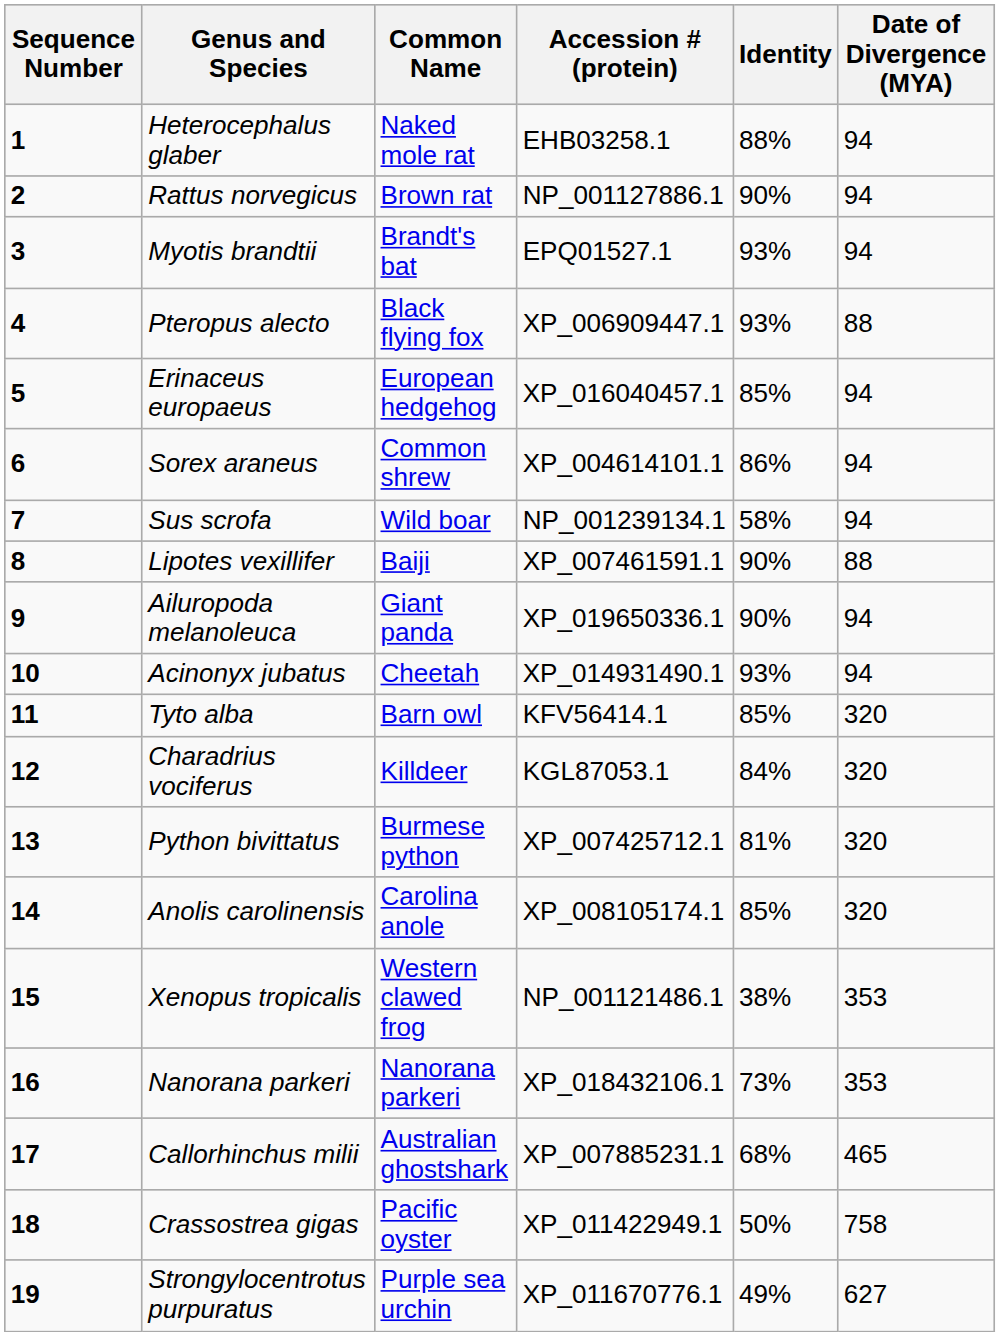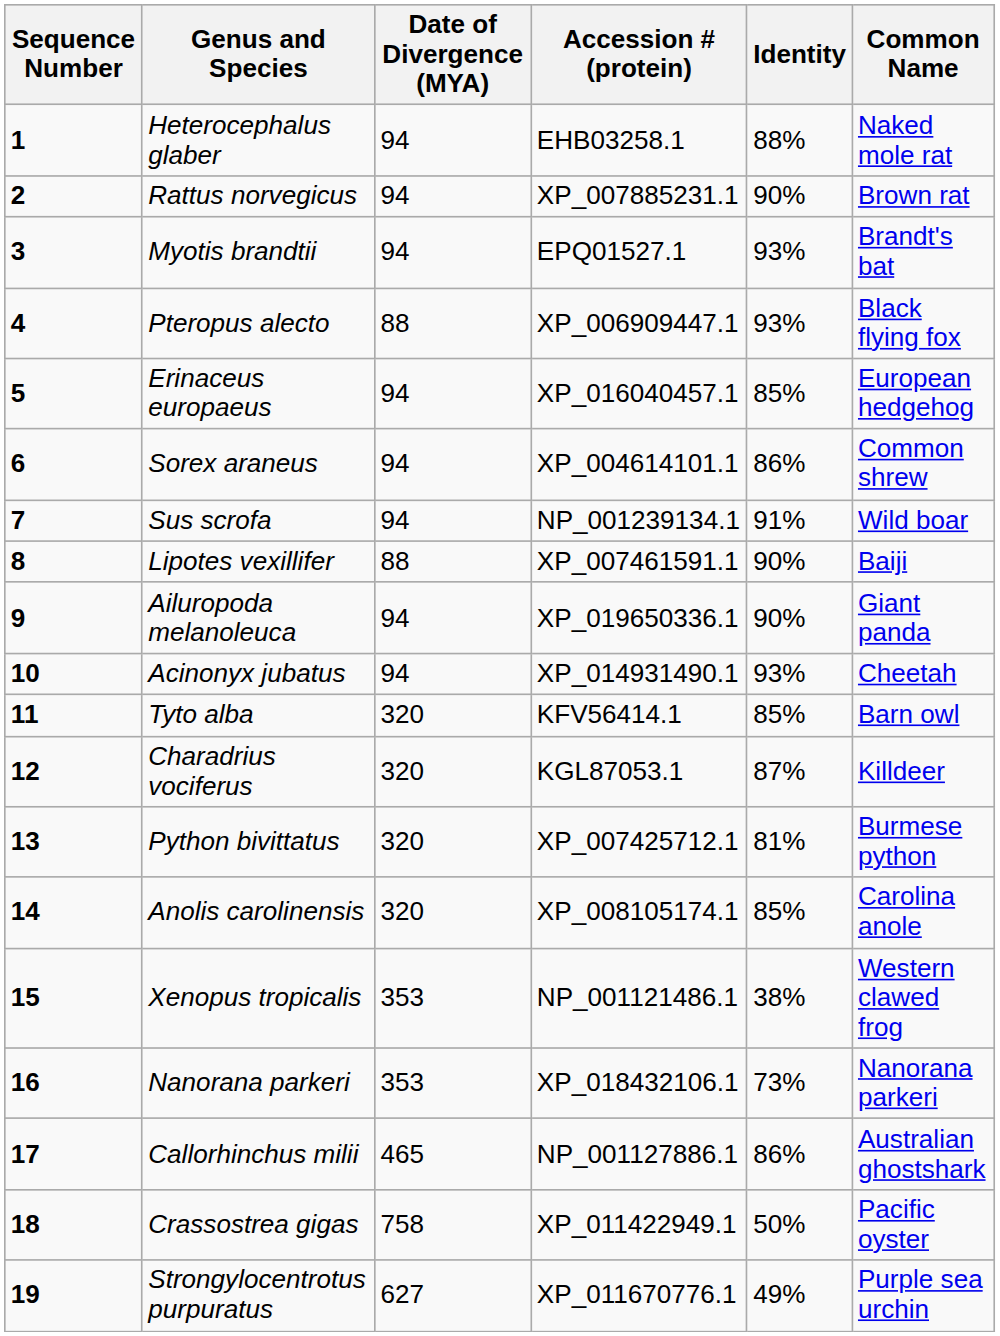columns swapped: (446, 54) <-> (916, 54)
(623, 195) NP_001127886.1 -> (638, 195) XP_007885231.1
(765, 520) 58% -> (779, 520) 91%
(765, 770) 84% -> (779, 770) 87%
(624, 1153) XP_007885231.1 -> (637, 1153) NP_001127886.1
(765, 1153) 68% -> (779, 1153) 86%
